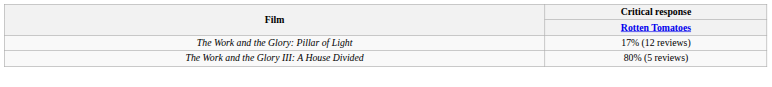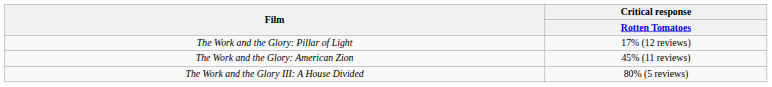+ row: (275, 58)
